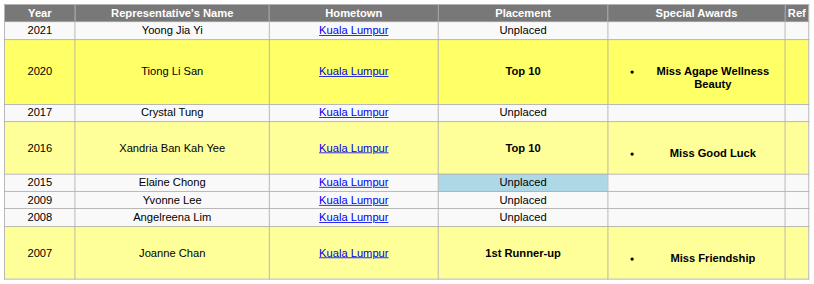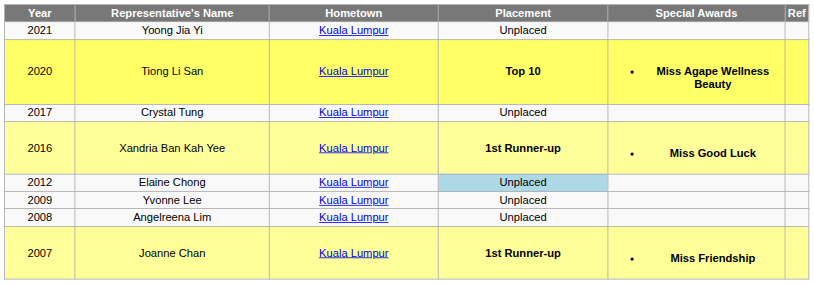(523, 147) Top 10 -> (523, 147) 1st Runner-up
(40, 182) 2015 -> (40, 182) 2012
